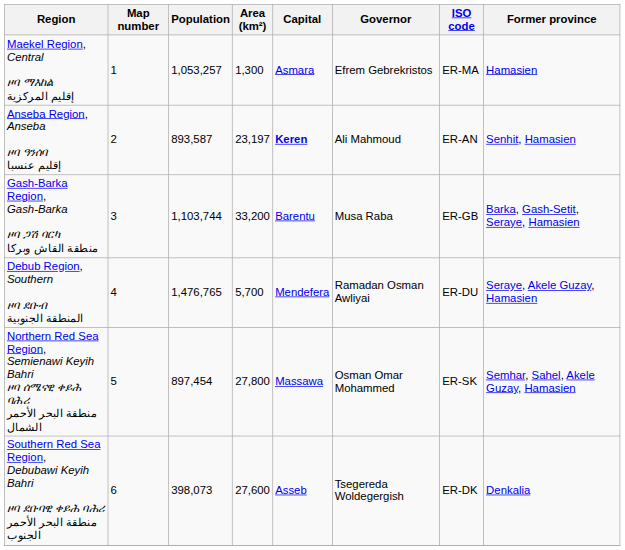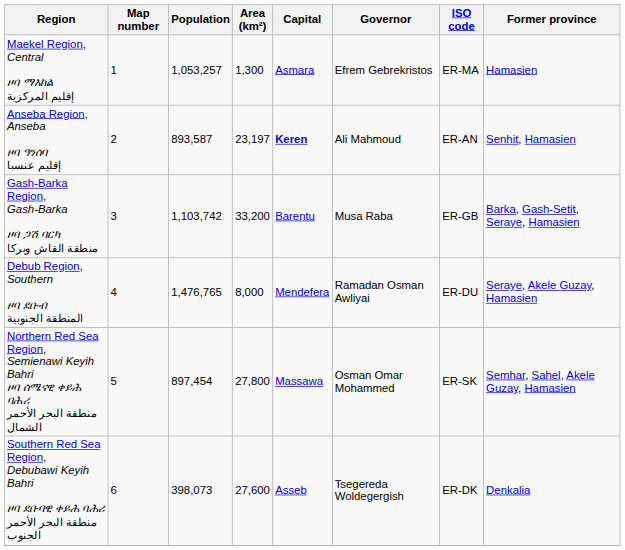(196, 216) 1,103,744 -> (196, 216) 1,103,742
(249, 292) 5,700 -> (249, 292) 8,000
